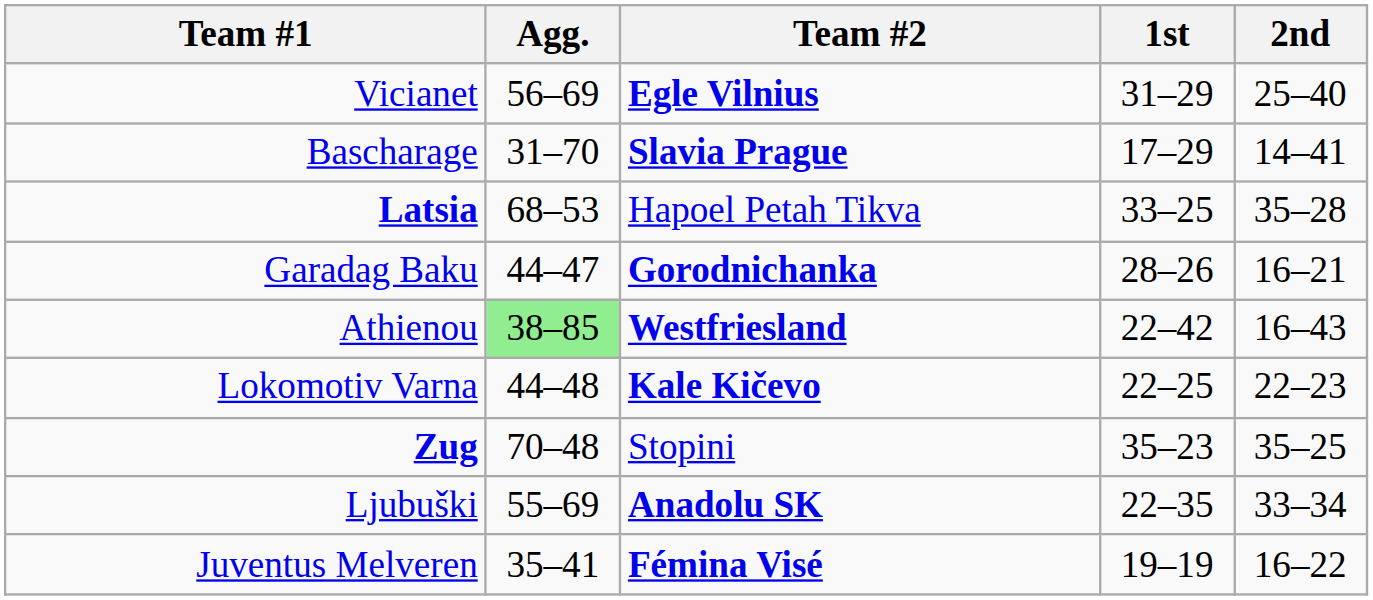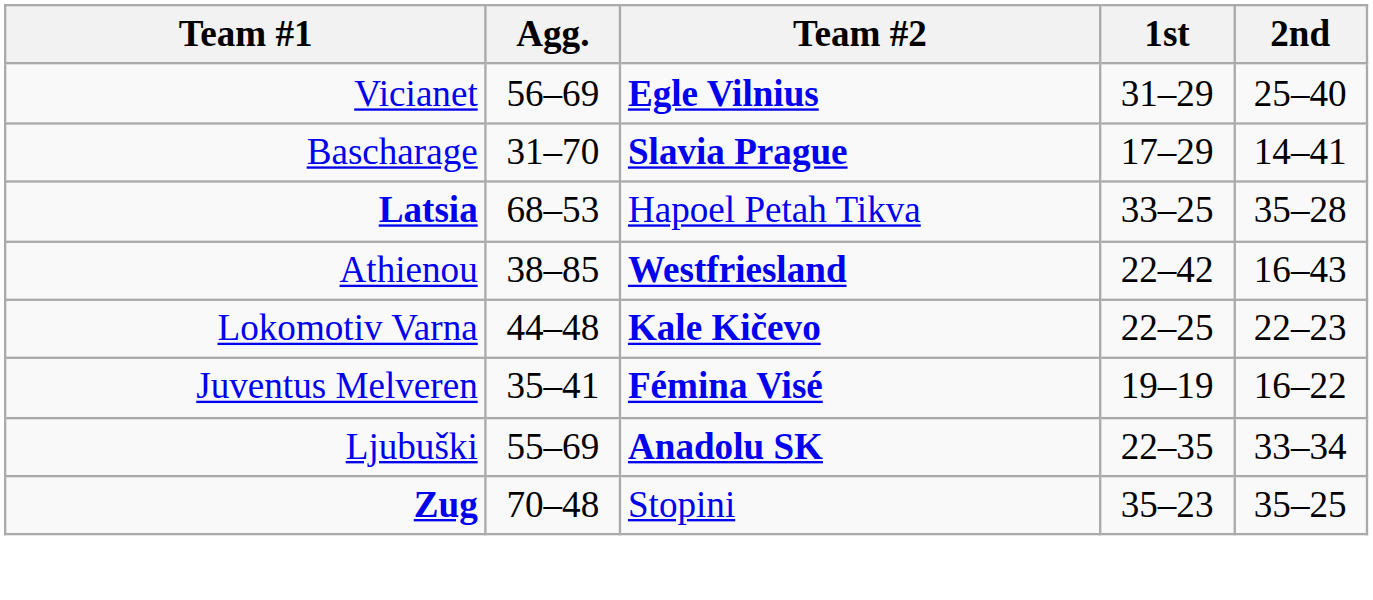- row: (371, 269)
(553, 328) lightgreen background -> (553, 269) no background
rows swapped: (337, 563) <-> (446, 446)
